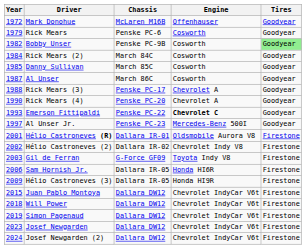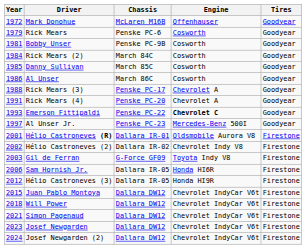(14, 44) 1982 -> (14, 44) 1981
(279, 44) lightgreen background -> (279, 44) no background
(14, 79) 1987 -> (14, 79) 1986
(14, 101) 1990 -> (14, 101) 1991
(14, 181) 2009 -> (14, 181) 2012
(14, 215) 2019 -> (14, 215) 2021
